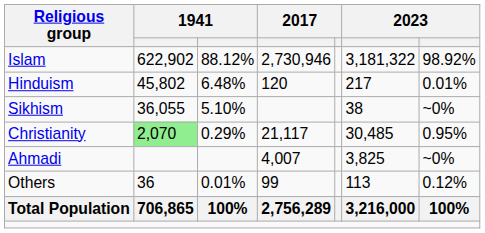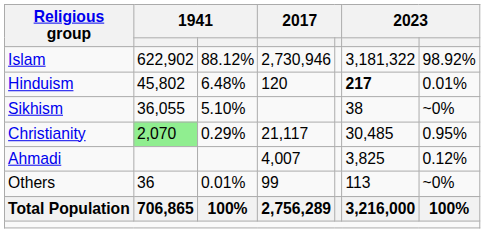(359, 84) normal -> (359, 84) bold
(438, 158) ~0% -> (445, 158) 0.12%
(445, 183) 0.12% -> (438, 183) ~0%
